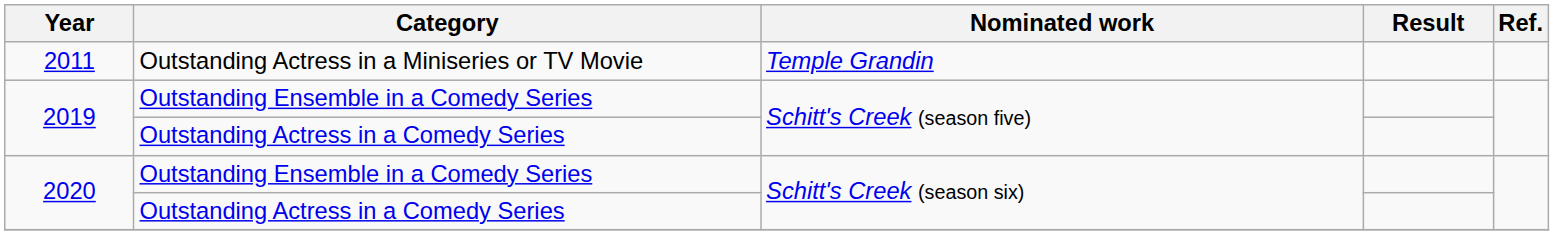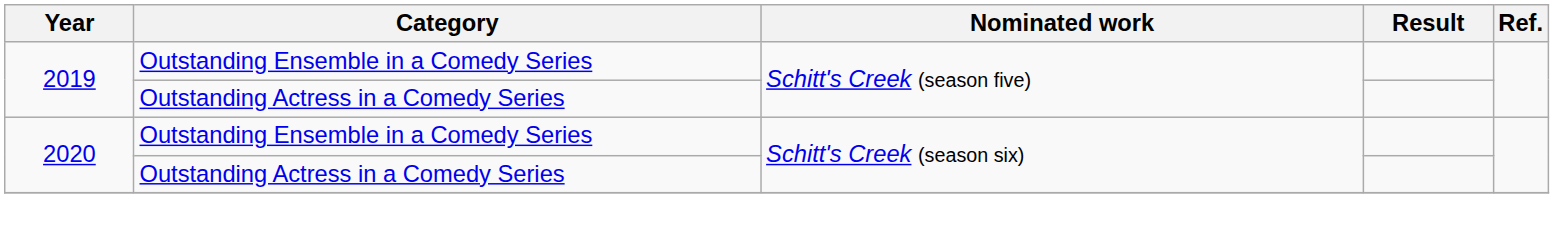- row: (69, 60)
